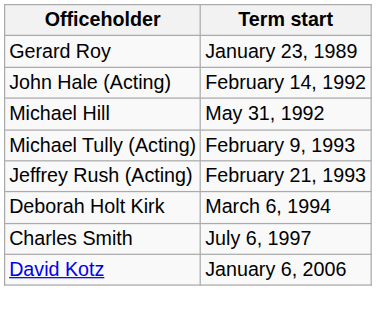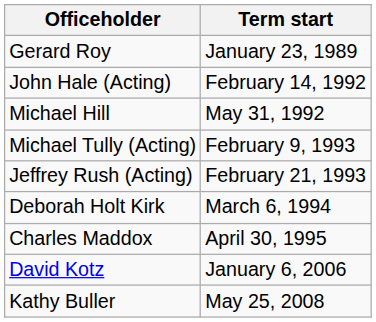+ row: (81, 238)
- row: (71, 238)
+ row: (62, 301)
